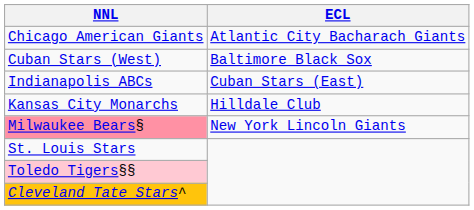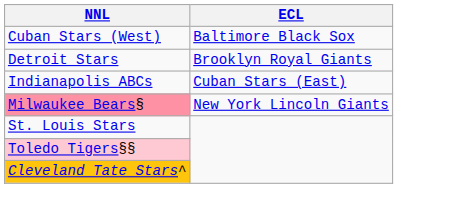- row: (106, 37)
+ row: (63, 60)
- row: (93, 104)
